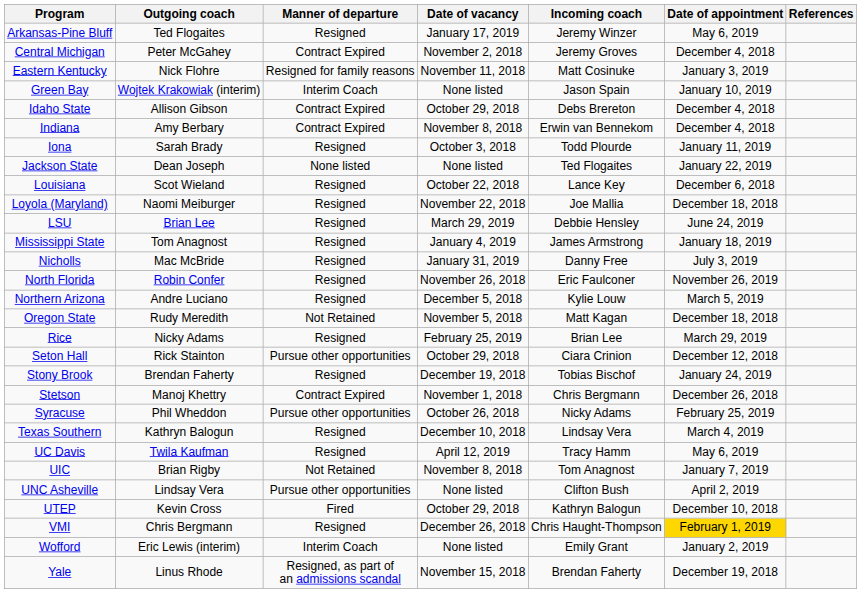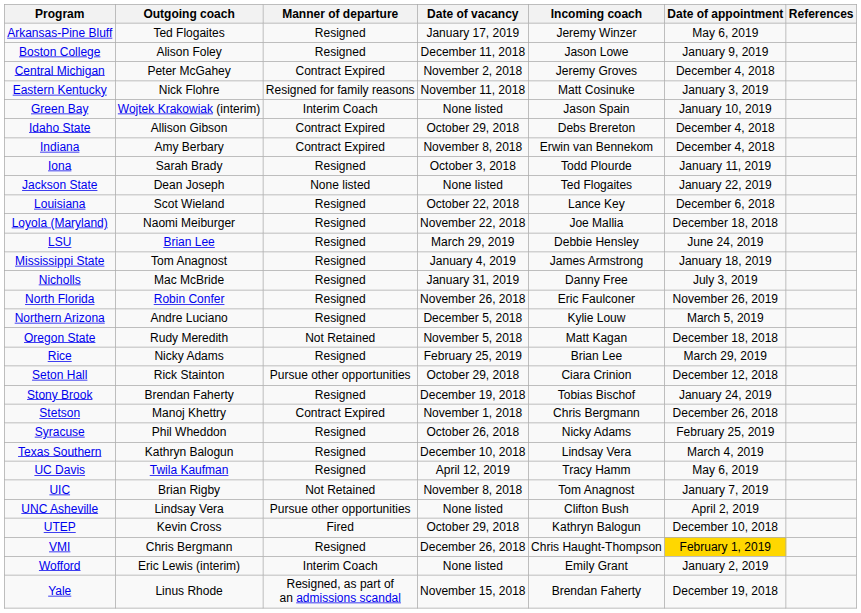+ row: (60, 52)
(340, 413) Pursue other opportunities -> (340, 432) Resigned
